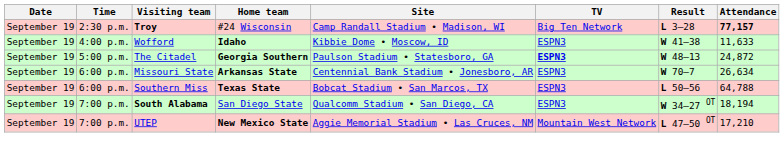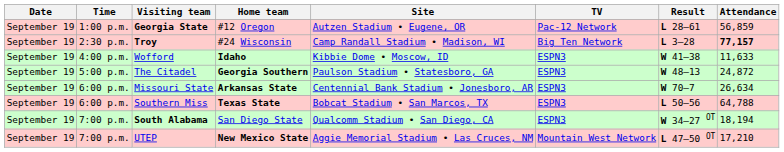+ row: (171, 27)
(552, 58) bold -> (552, 73) normal
